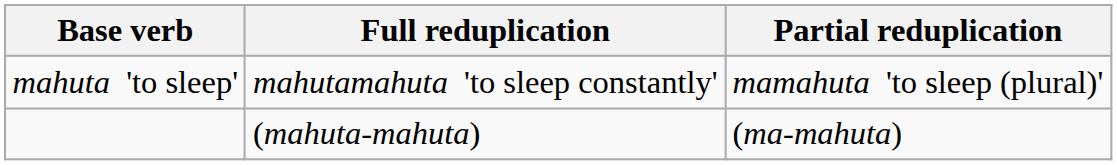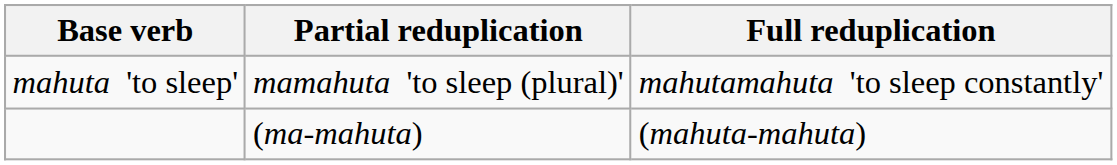columns swapped: (485, 30) <-> (918, 30)
